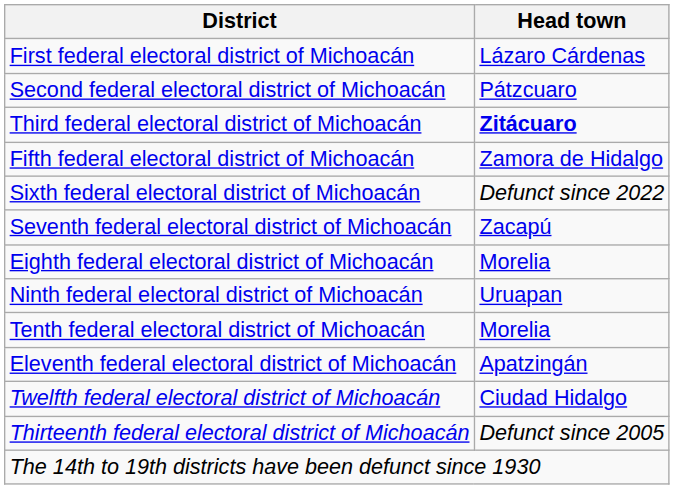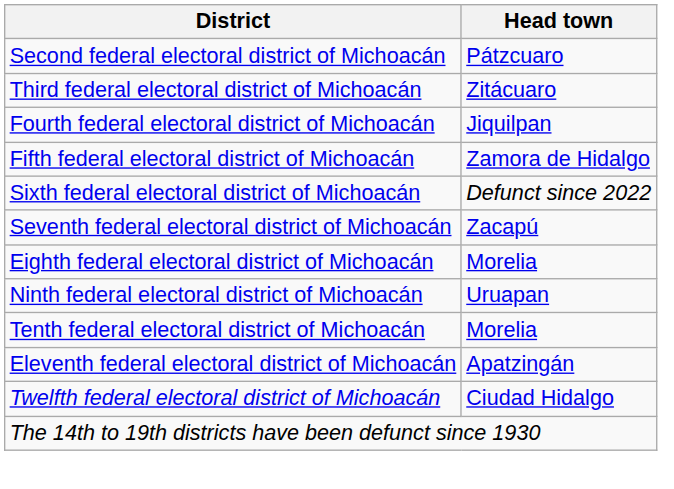- row: (212, 55)
(528, 124) bold -> (511, 90) normal
+ row: (222, 124)
- row: (240, 432)
